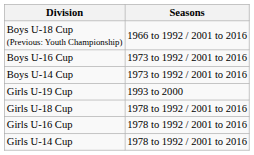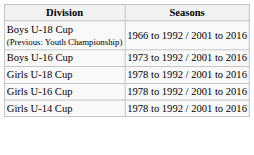- row: (40, 74)
- row: (40, 91)
